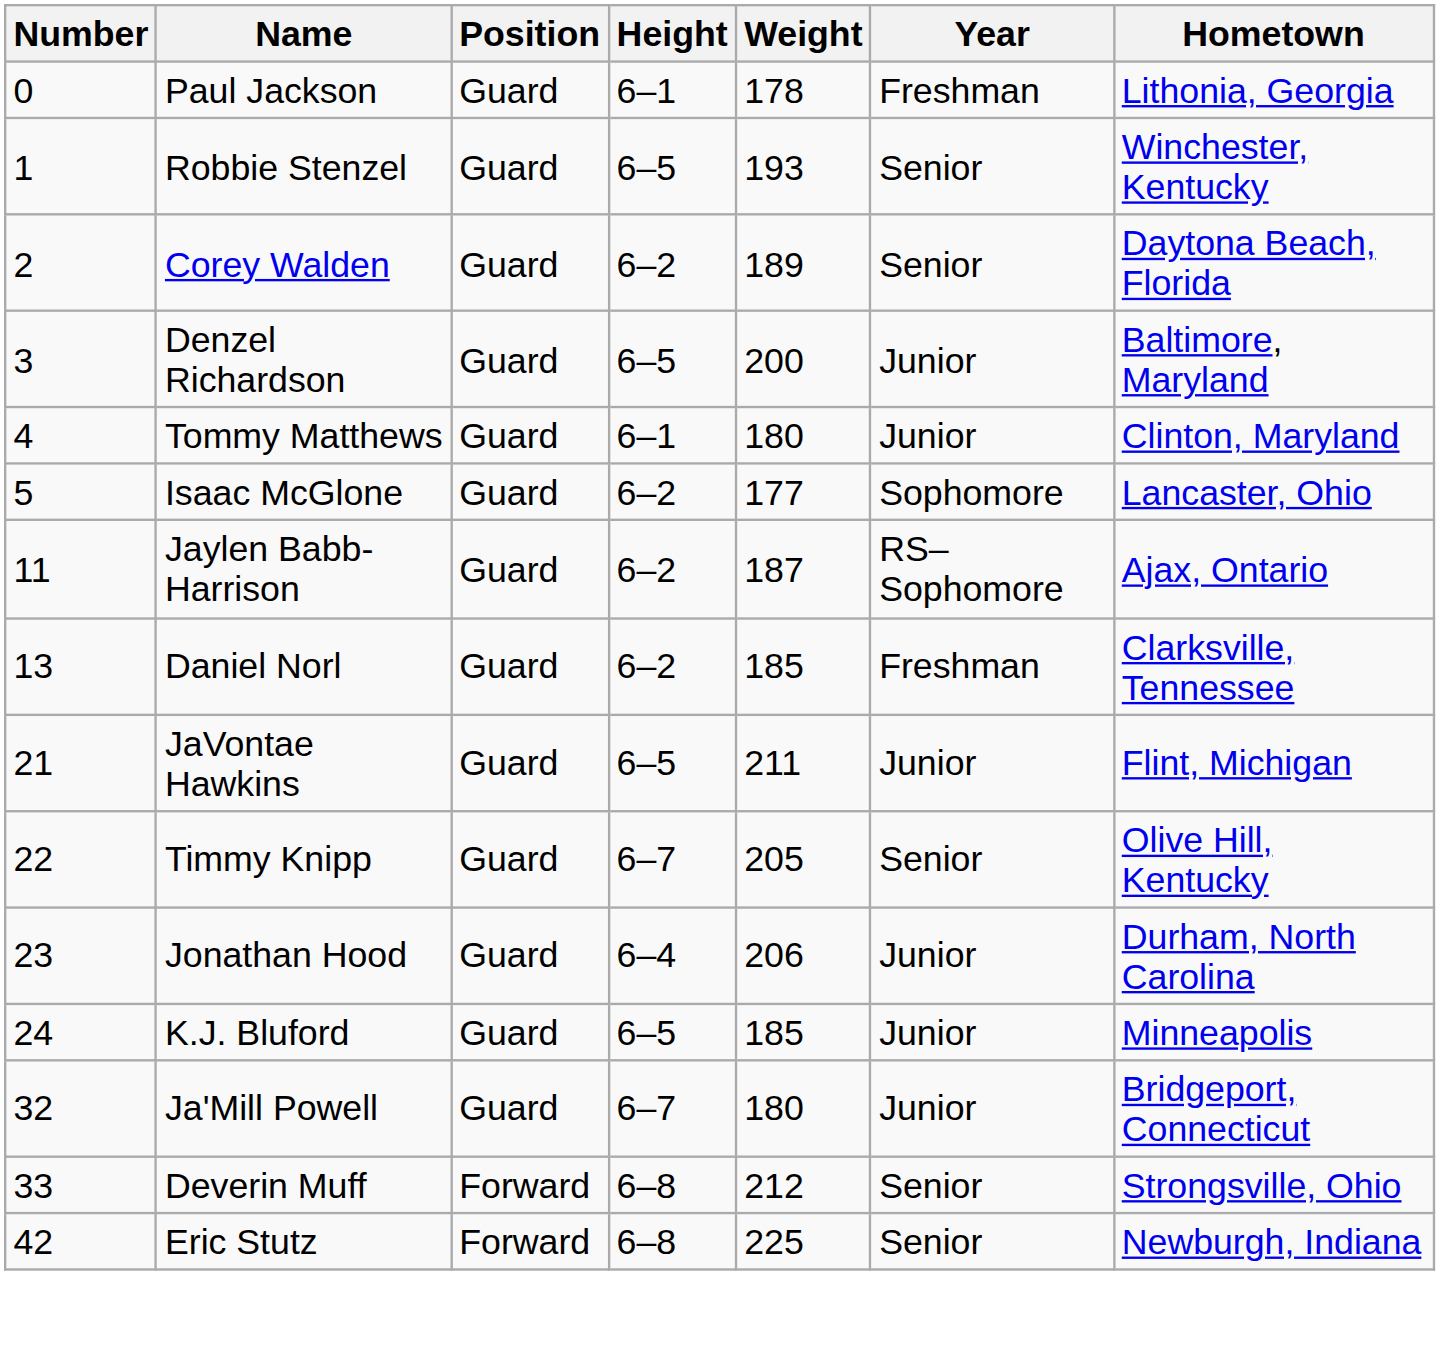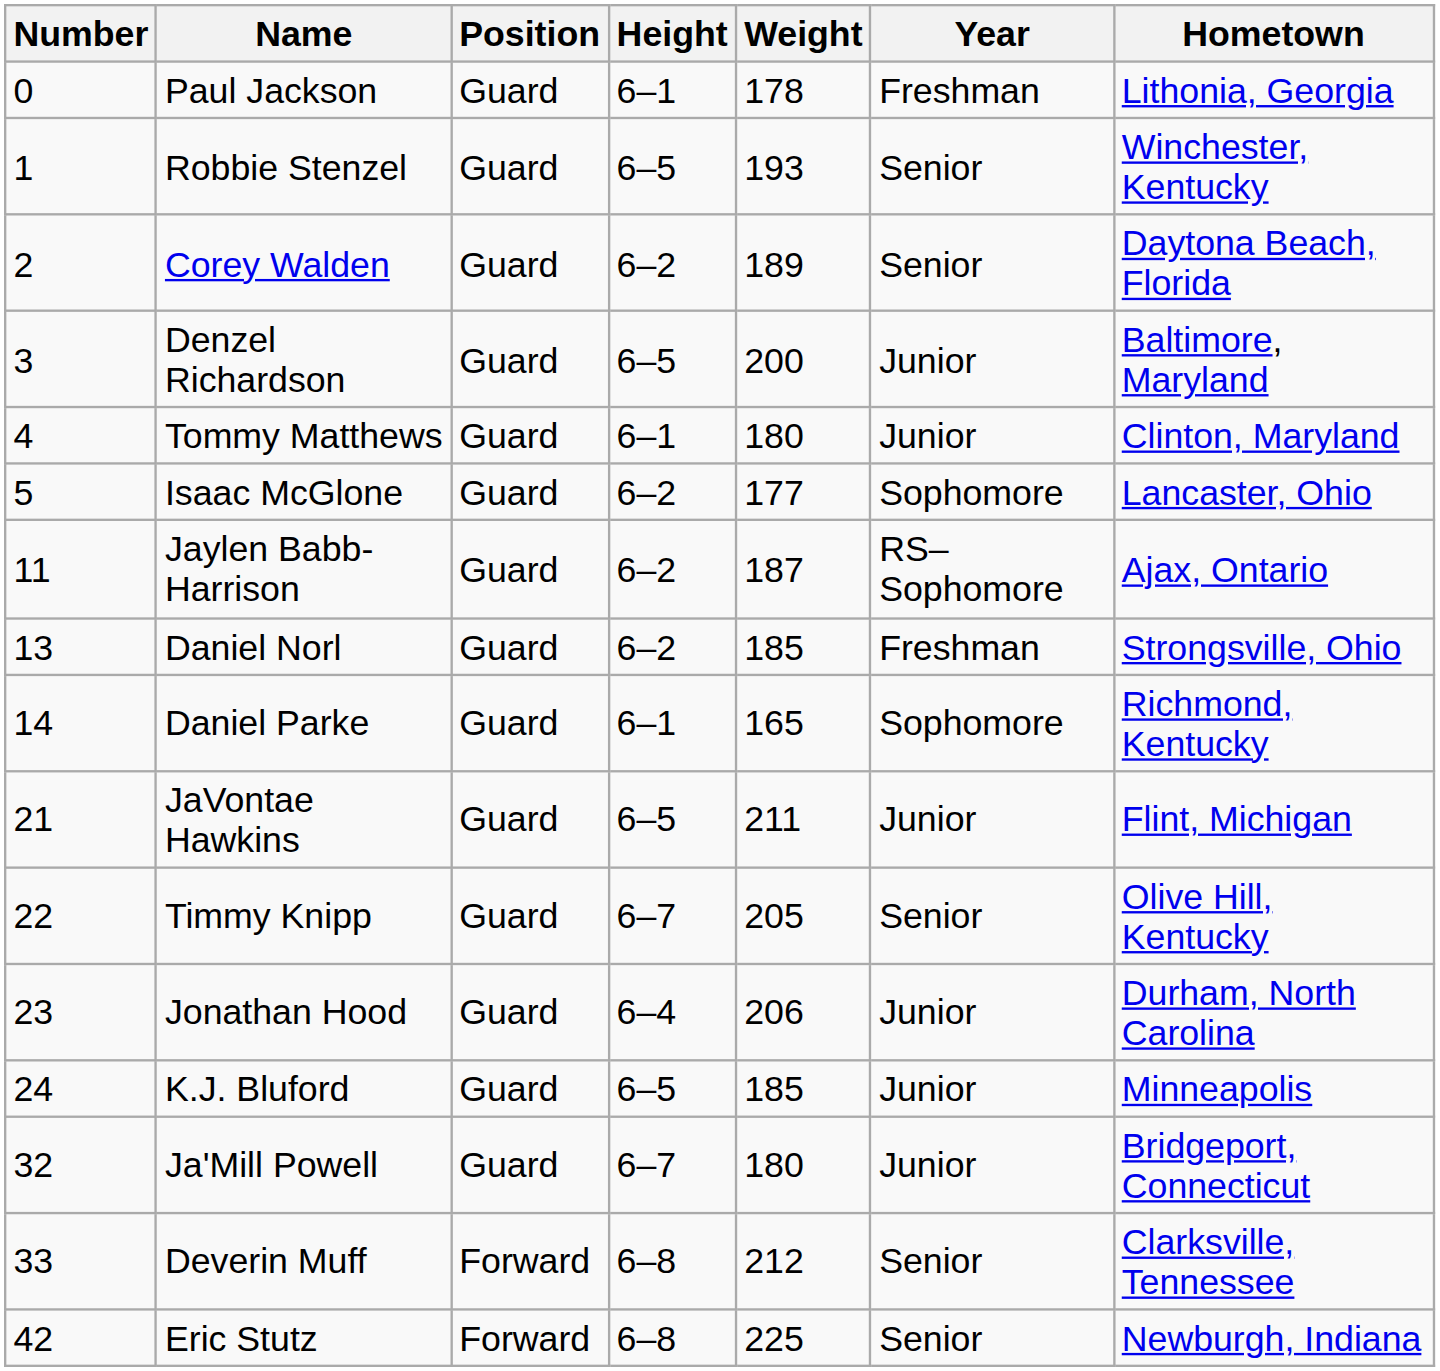(1208, 666) Clarksville, Tennessee -> (1262, 646) Strongsville, Ohio
+ row: (267, 722)
(1262, 1185) Strongsville, Ohio -> (1208, 1261) Clarksville, Tennessee
